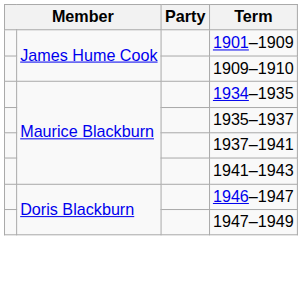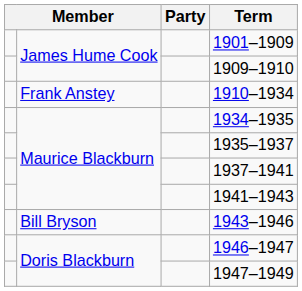+ row: (253, 94)
+ row: (253, 222)
